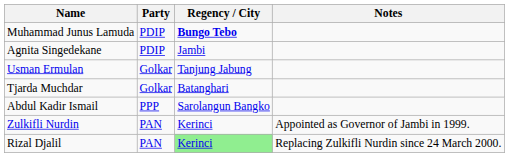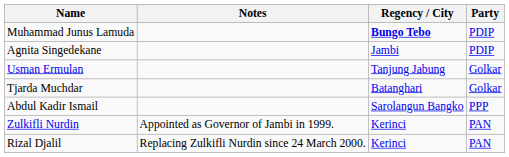columns swapped: (156, 13) <-> (388, 13)
(195, 143) lightgreen background -> (389, 143) no background
